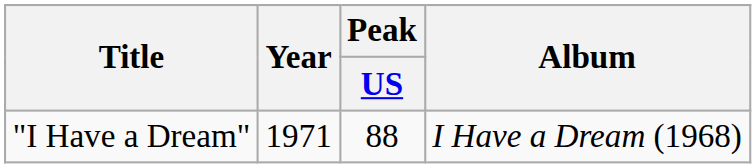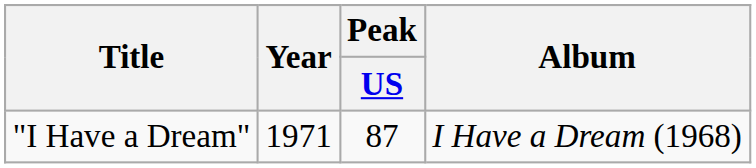(382, 135) 88 -> (382, 135) 87
